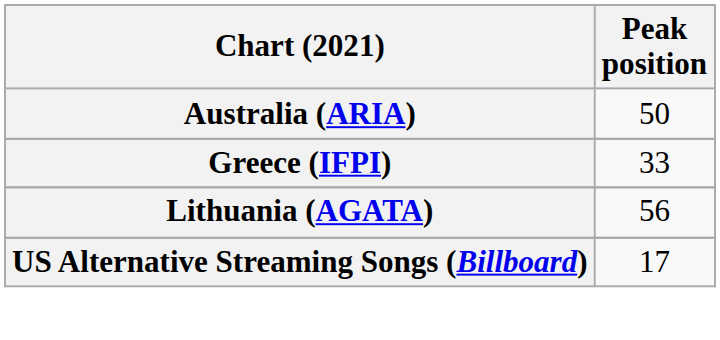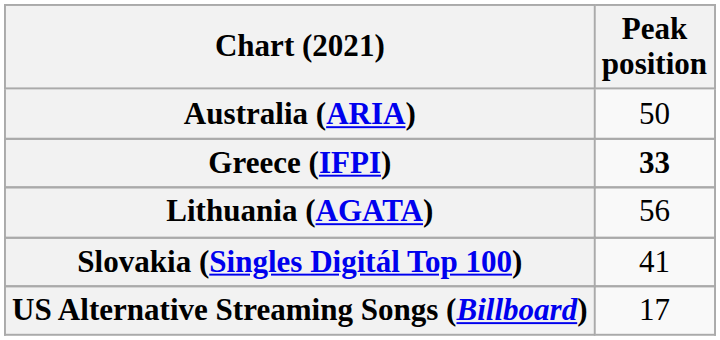(654, 162) normal -> (654, 162) bold
+ row: (300, 260)
